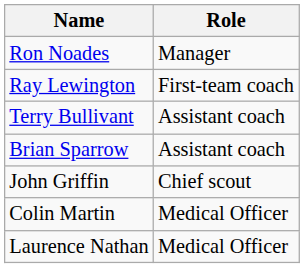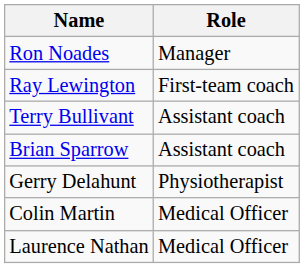- row: (59, 181)
+ row: (73, 181)
